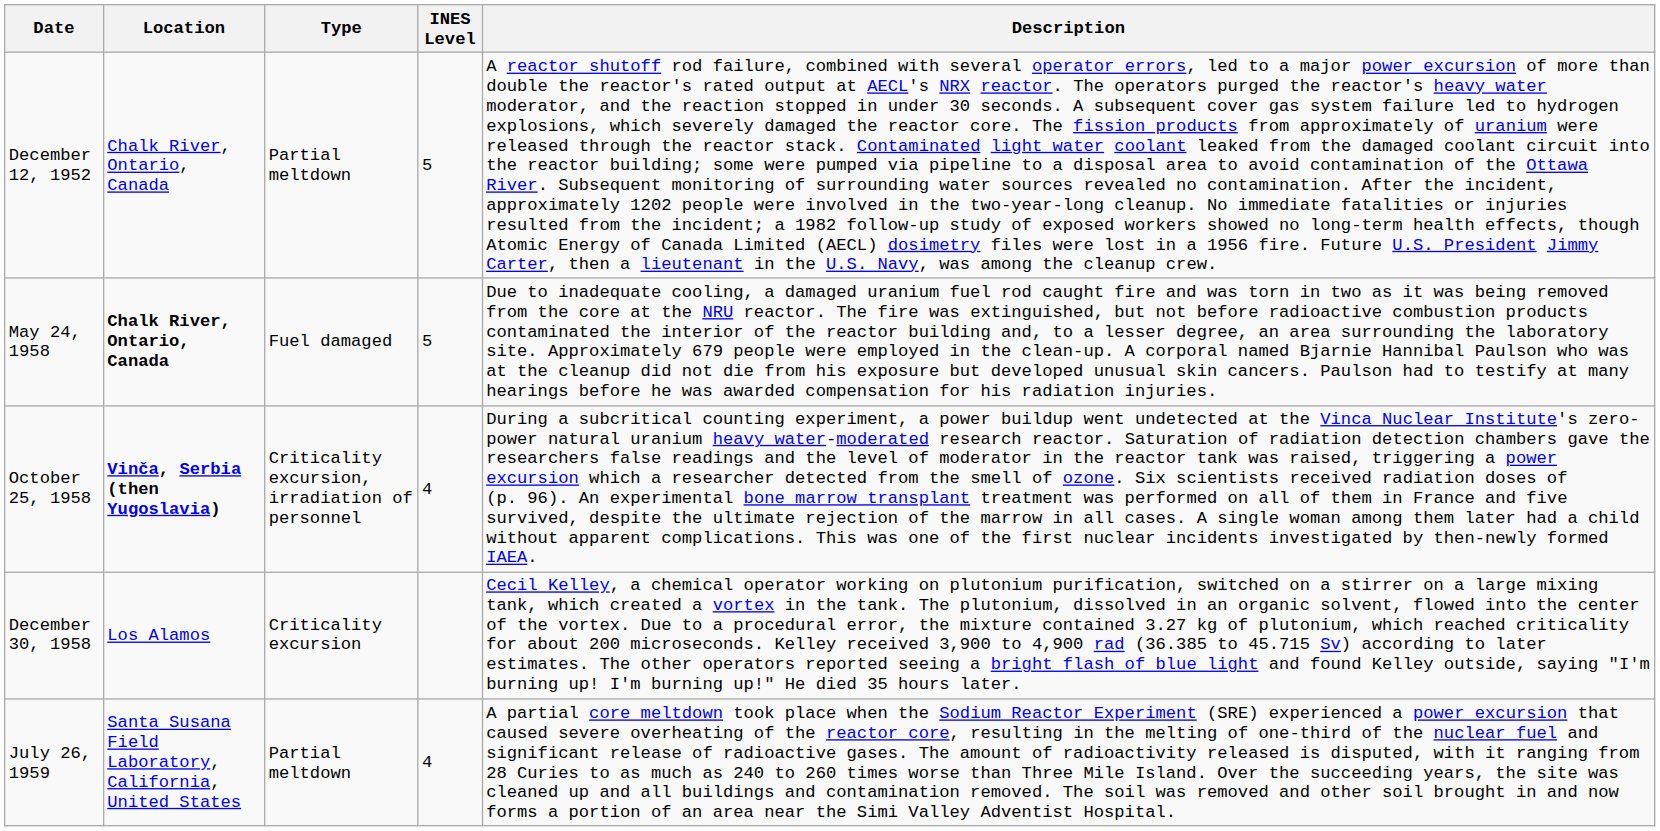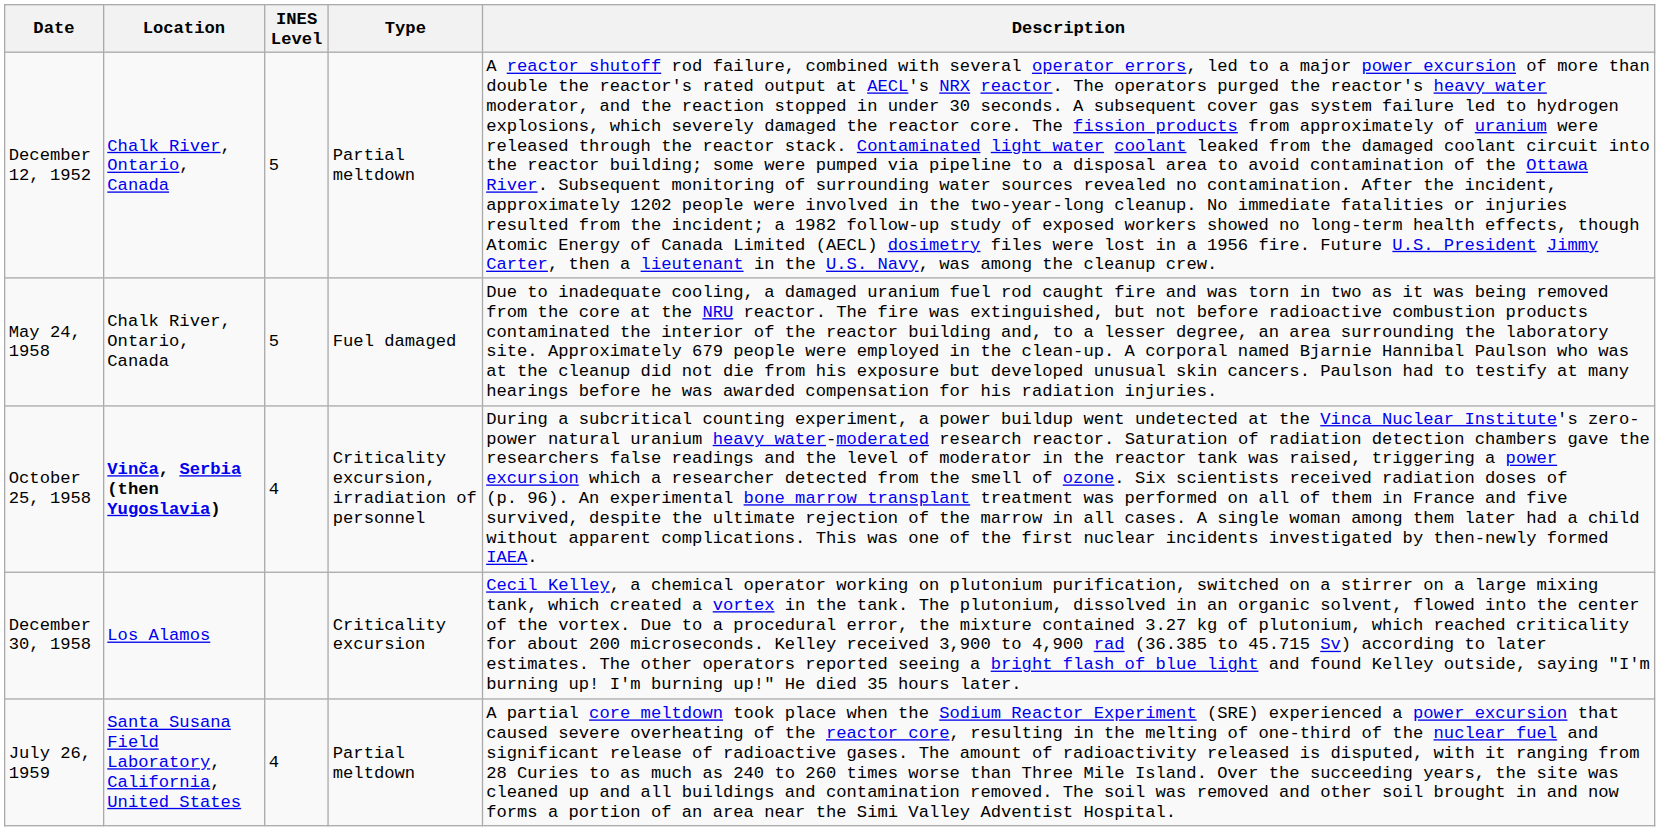columns swapped: (450, 29) <-> (341, 29)
(169, 342) bold -> (169, 342) normal
